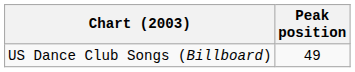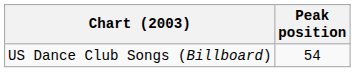(312, 56) 49 -> (312, 56) 54
